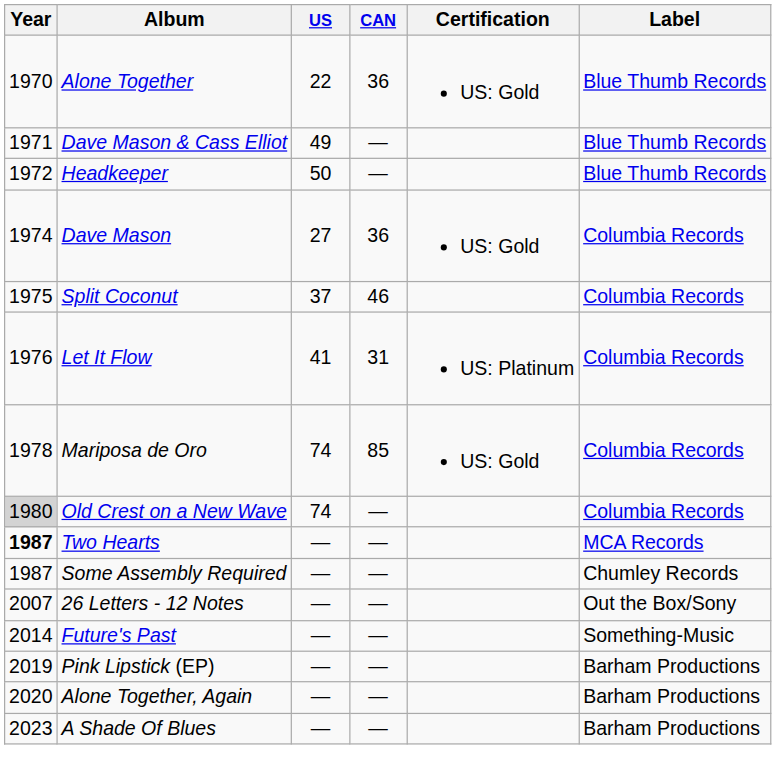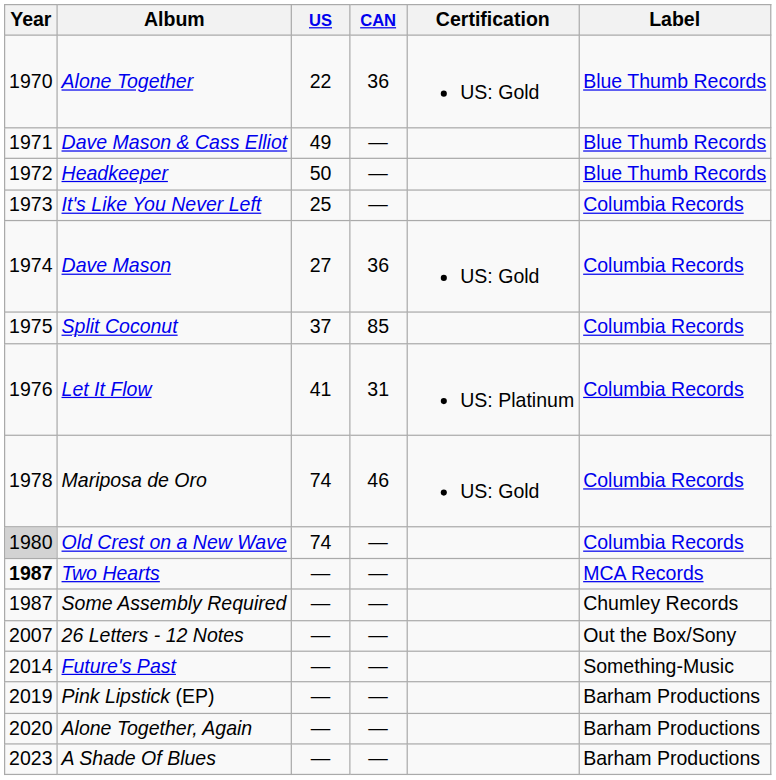+ row: (161, 204)
(378, 296) 46 -> (378, 327) 85
(378, 450) 85 -> (378, 481) 46
